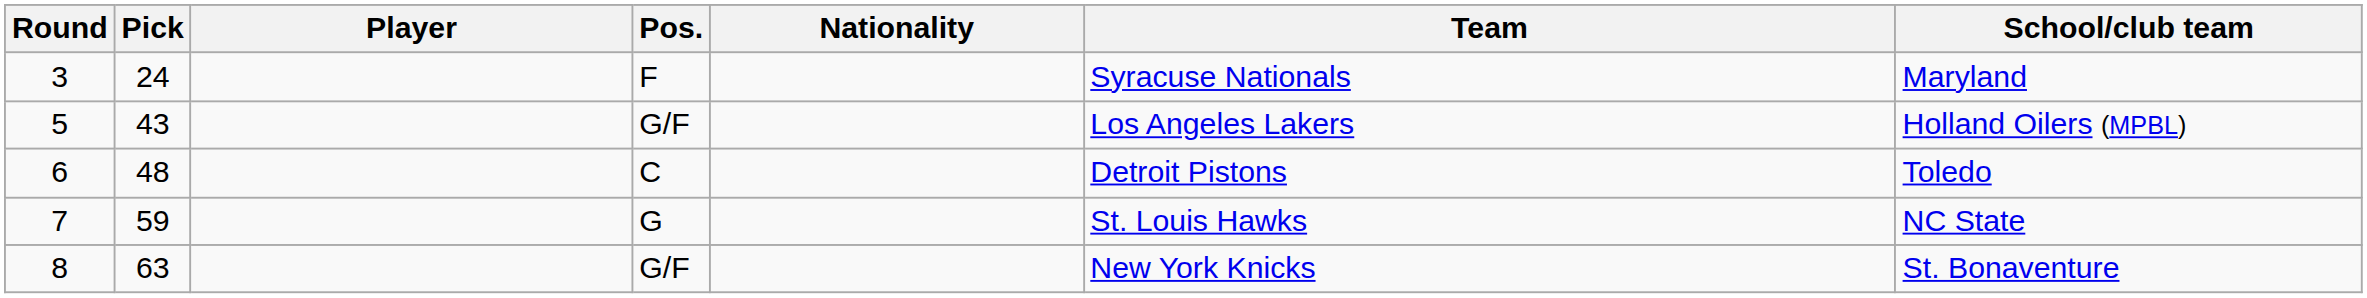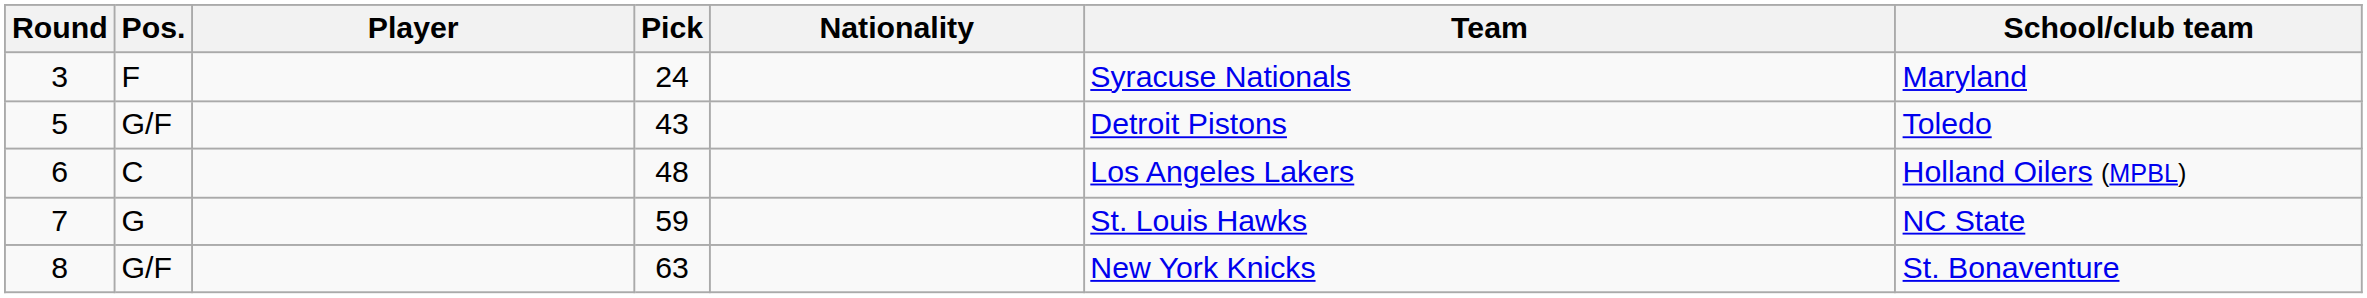columns swapped: (153, 28) <-> (671, 28)
(1222, 124) Los Angeles Lakers -> (1189, 124) Detroit Pistons
(2044, 124) Holland Oilers (MPBL) -> (1947, 124) Toledo
(1189, 172) Detroit Pistons -> (1222, 172) Los Angeles Lakers
(1947, 172) Toledo -> (2044, 172) Holland Oilers (MPBL)
